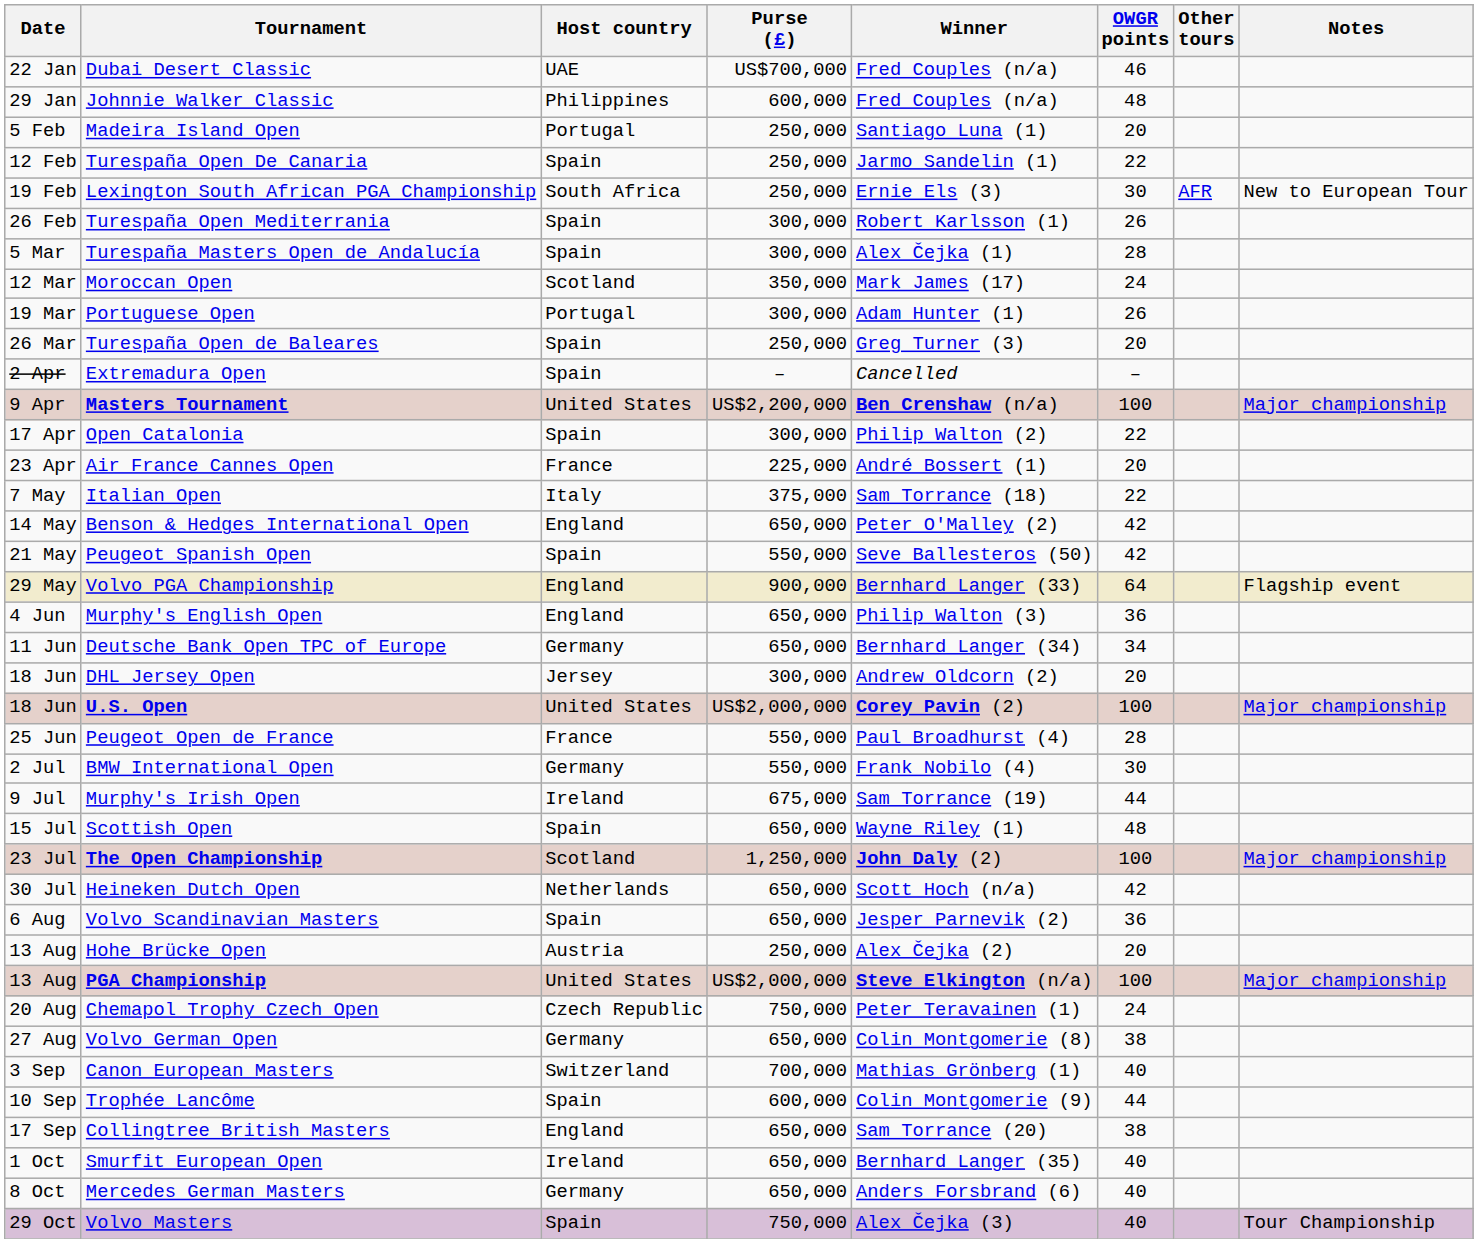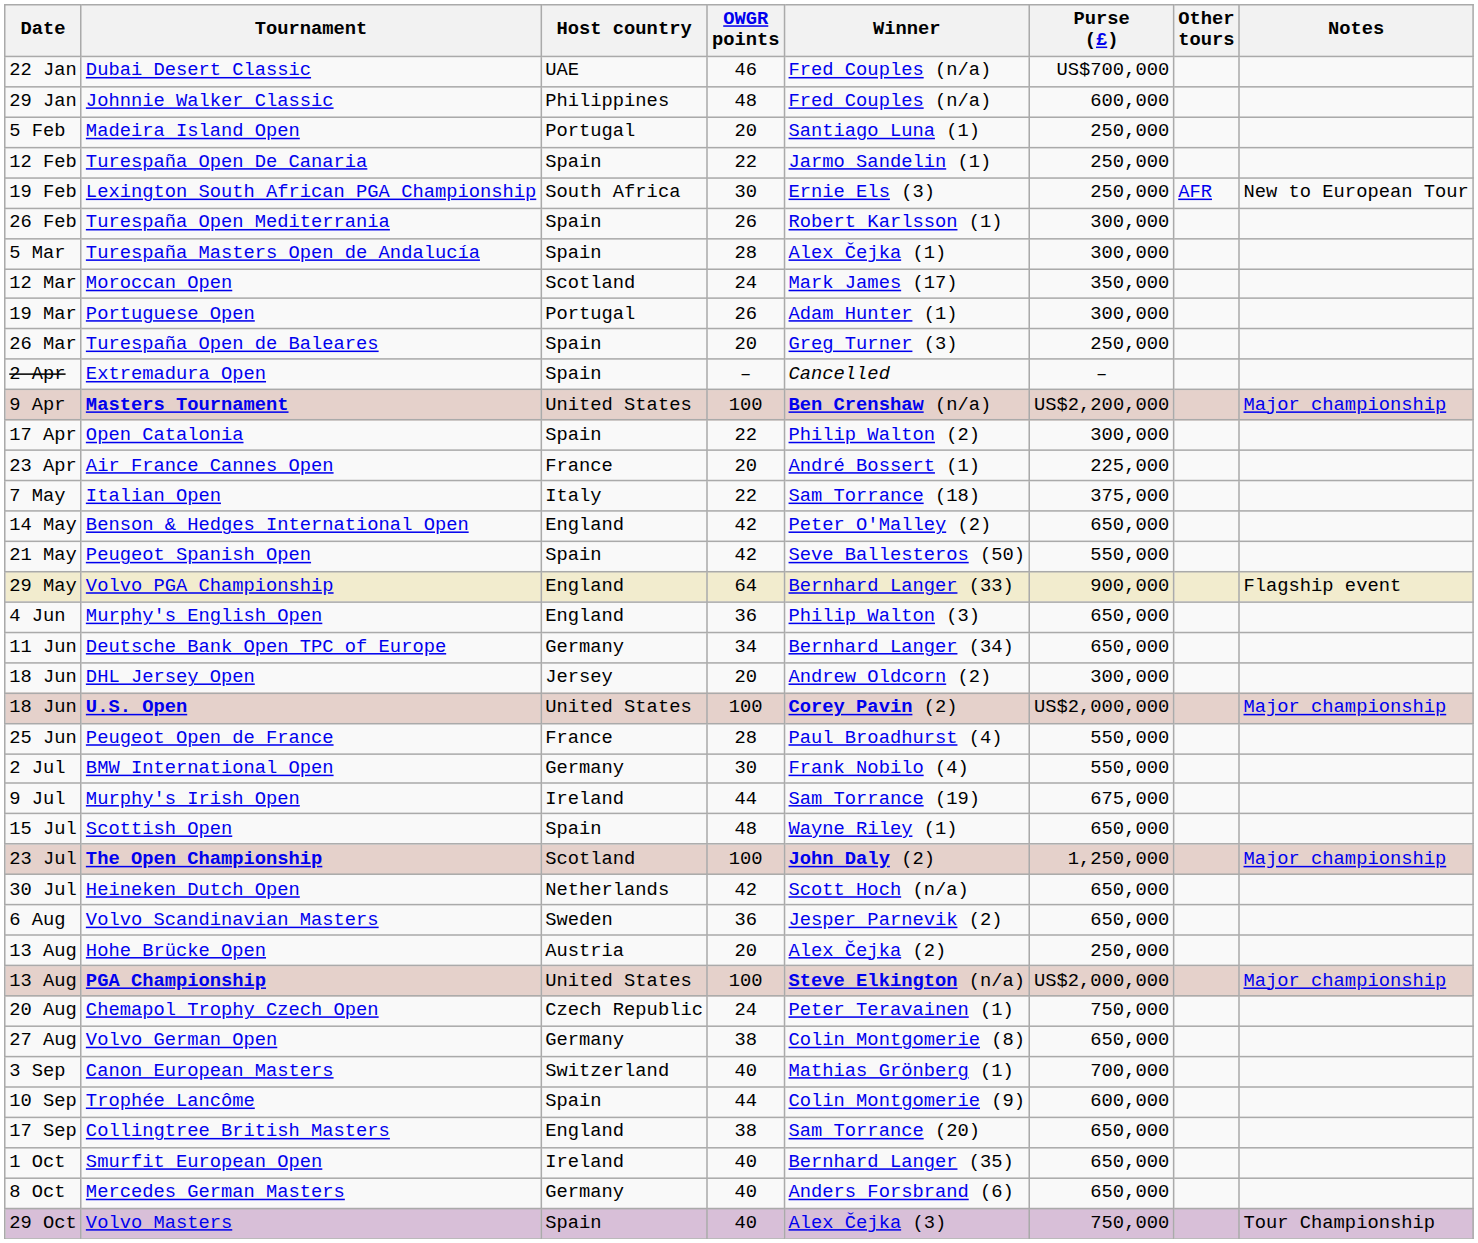columns swapped: (780, 31) <-> (1135, 31)
(573, 920) Spain -> (579, 920) Sweden
